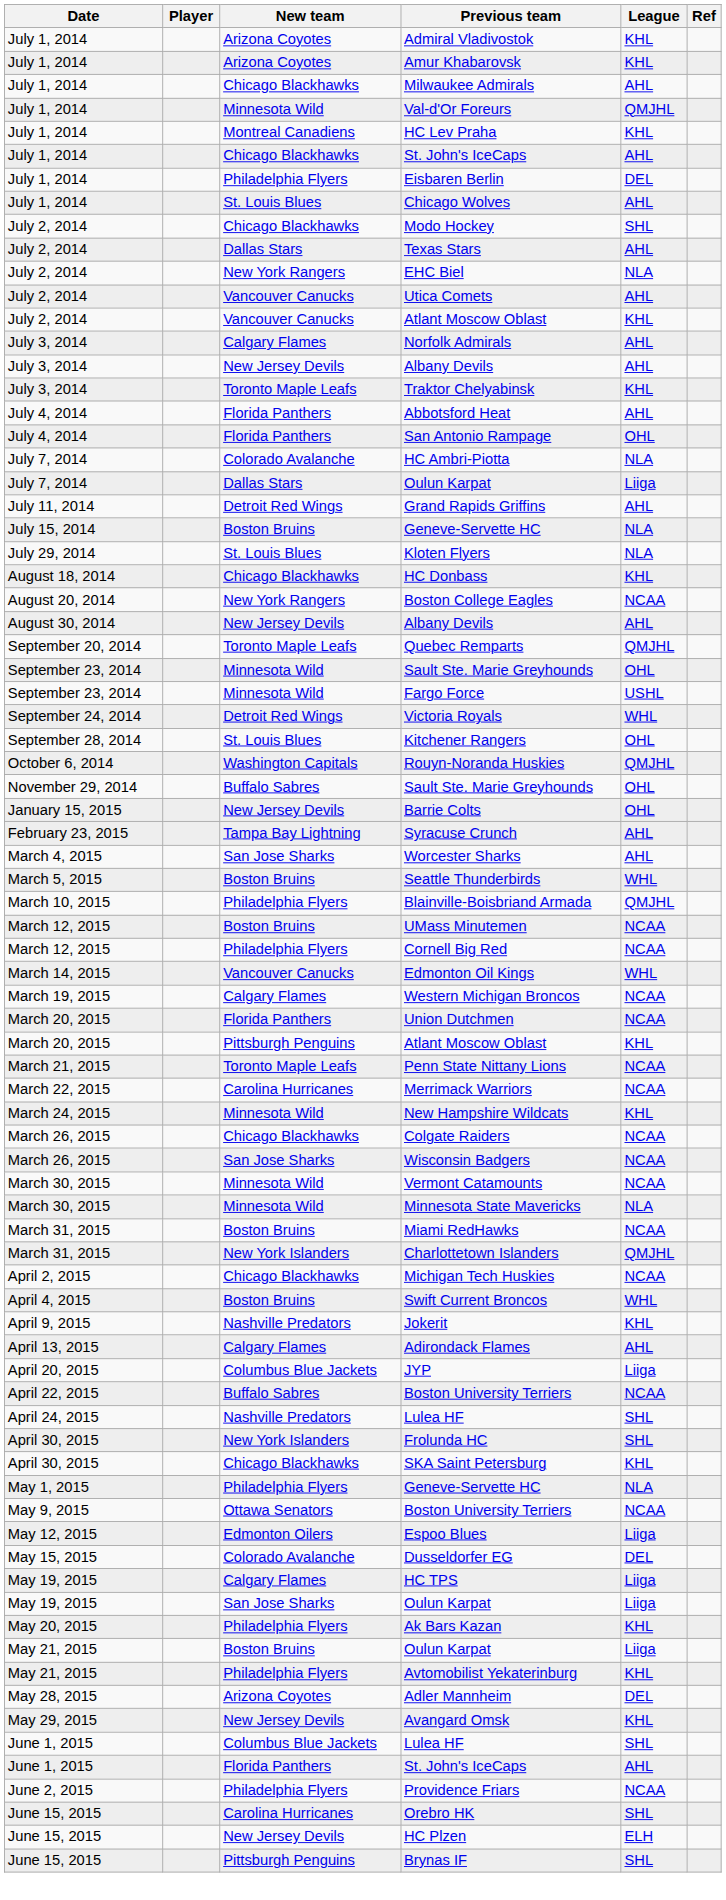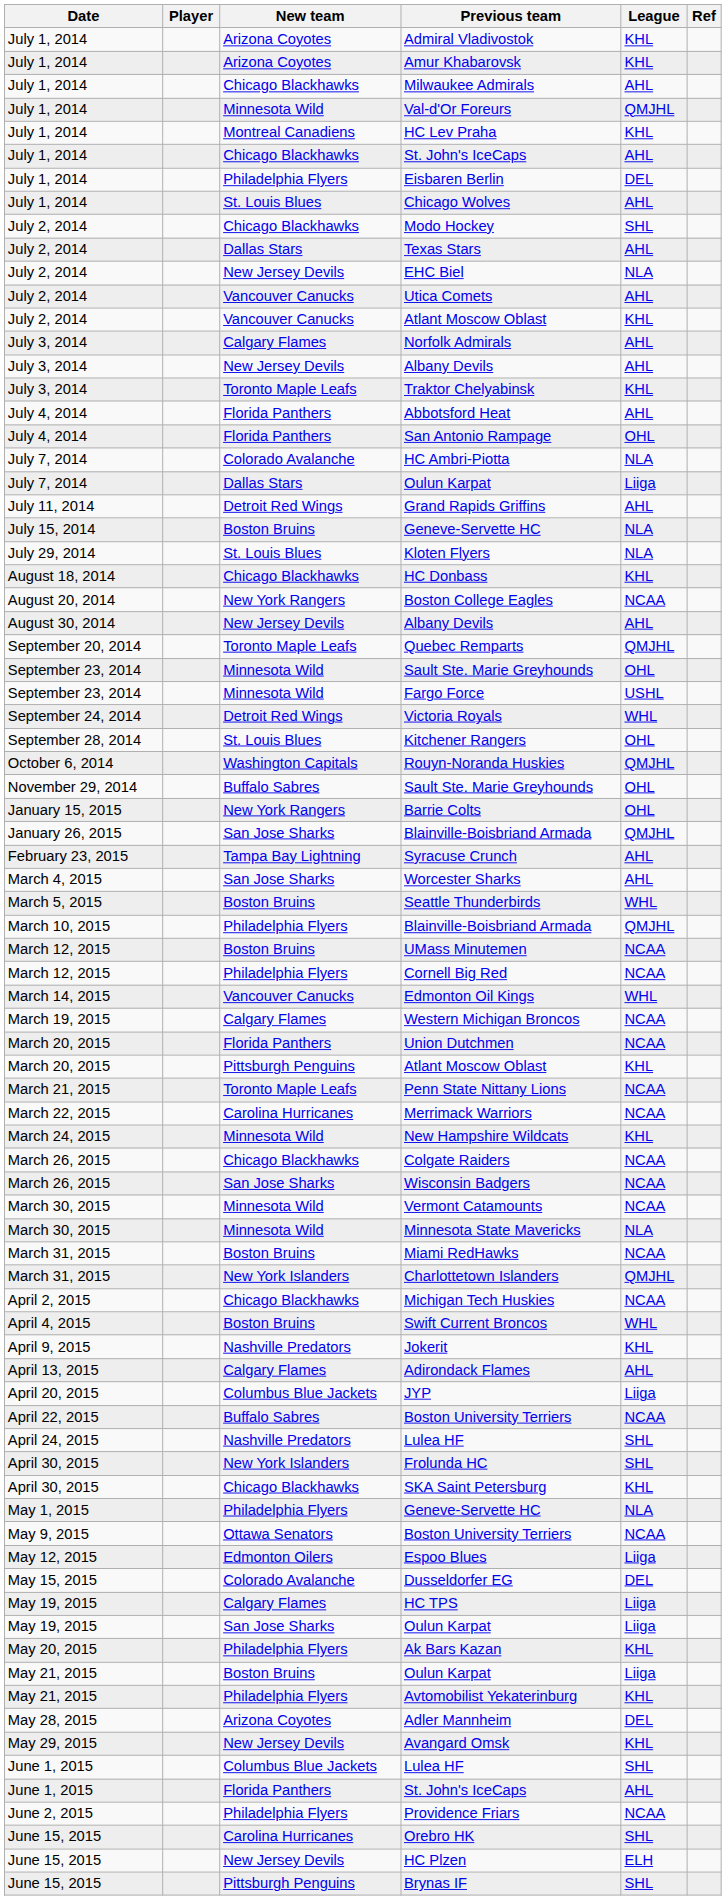(284, 272) New York Rangers -> (284, 272) New Jersey Devils
(284, 809) New Jersey Devils -> (284, 809) New York Rangers
+ row: (65, 833)
